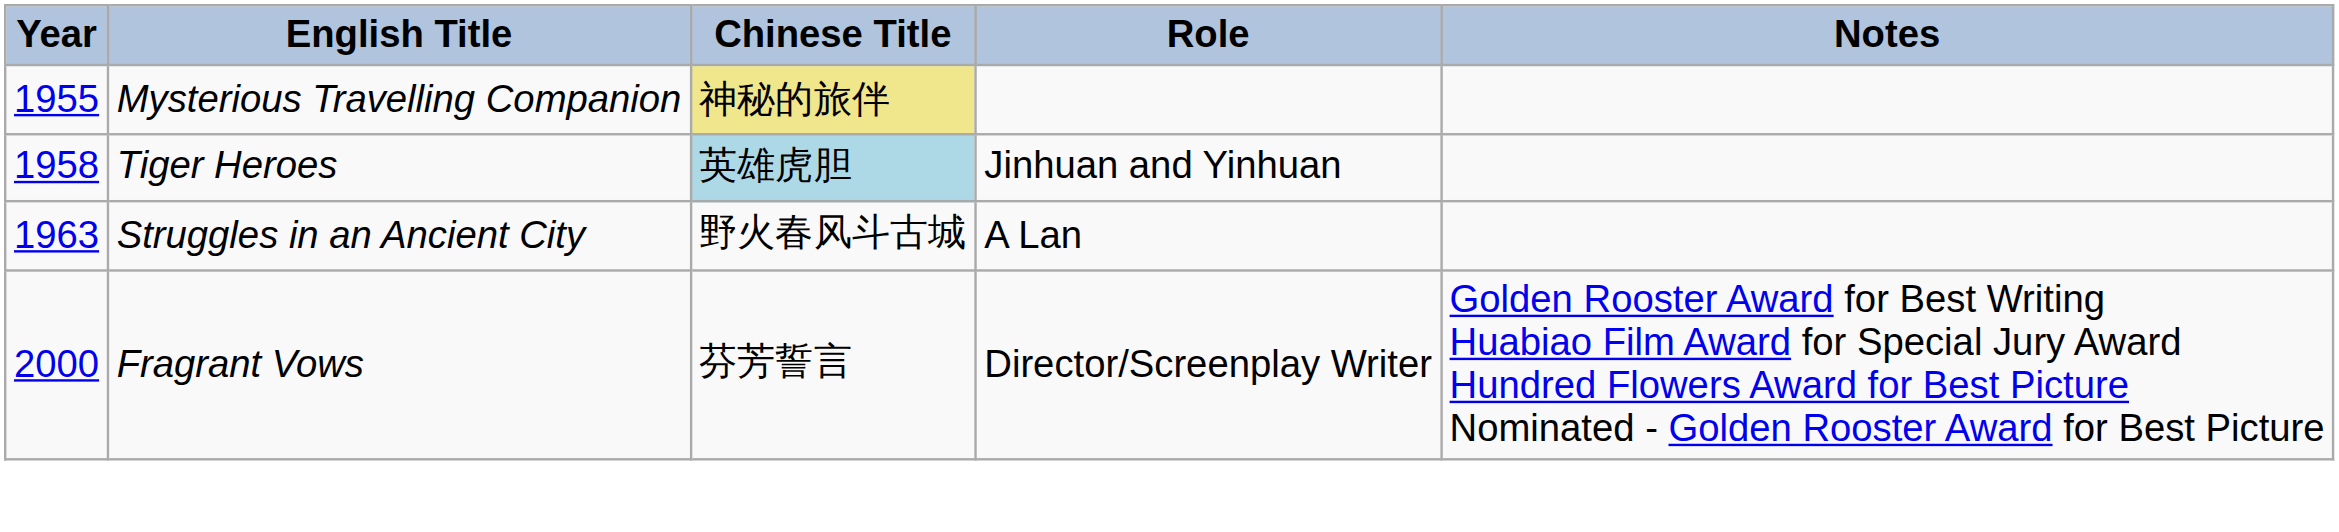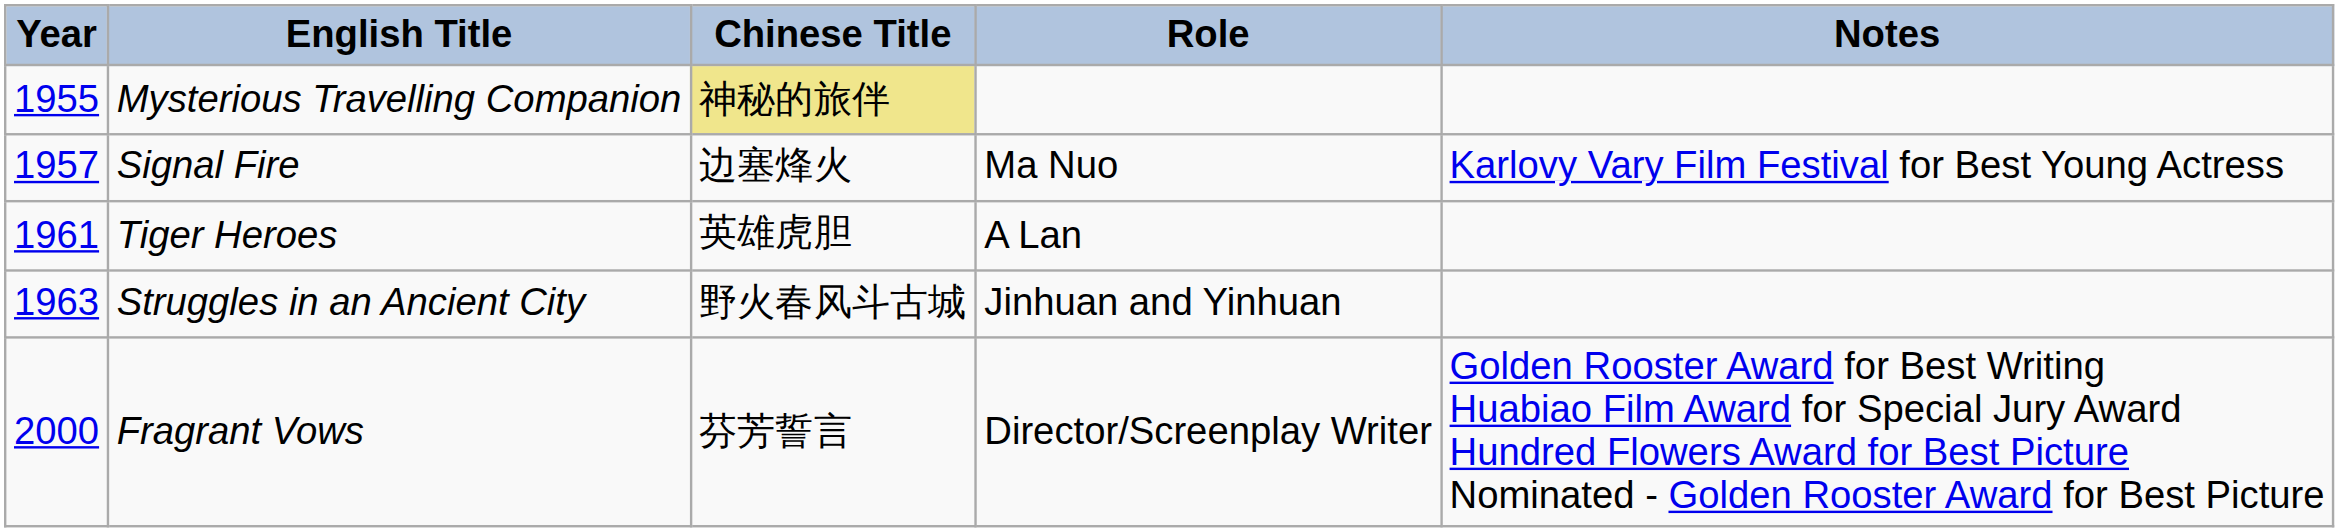+ row: (208, 166)
(57, 166) 1958 -> (57, 234) 1961
(775, 165) lightblue background -> (775, 233) no background
(1163, 166) Jinhuan and Yinhuan -> (1033, 234) A Lan
(1033, 234) A Lan -> (1163, 302) Jinhuan and Yinhuan
